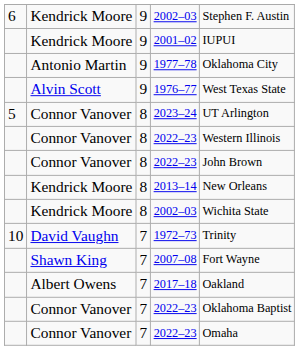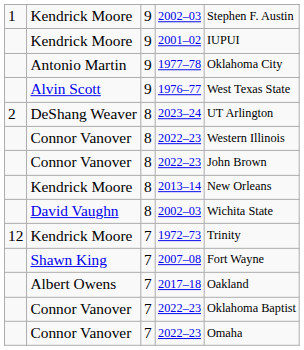(12, 16) 6 -> (12, 16) 1
(12, 114) 5 -> (12, 114) 2
(81, 114) Connor Vanover -> (84, 114) DeShang Weaver
(81, 211) Kendrick Moore -> (74, 211) David Vaughn
(16, 235) 10 -> (16, 235) 12
(74, 235) David Vaughn -> (81, 235) Kendrick Moore
